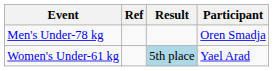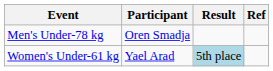columns swapped: (233, 14) <-> (134, 14)
